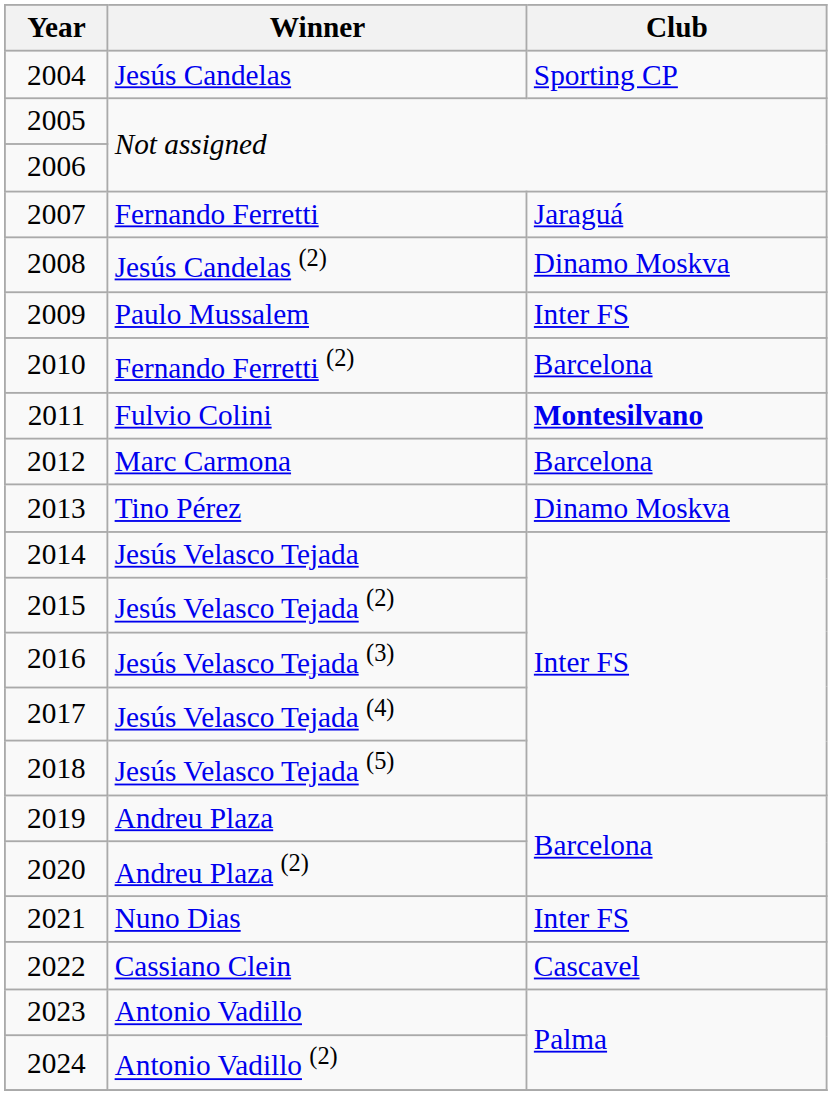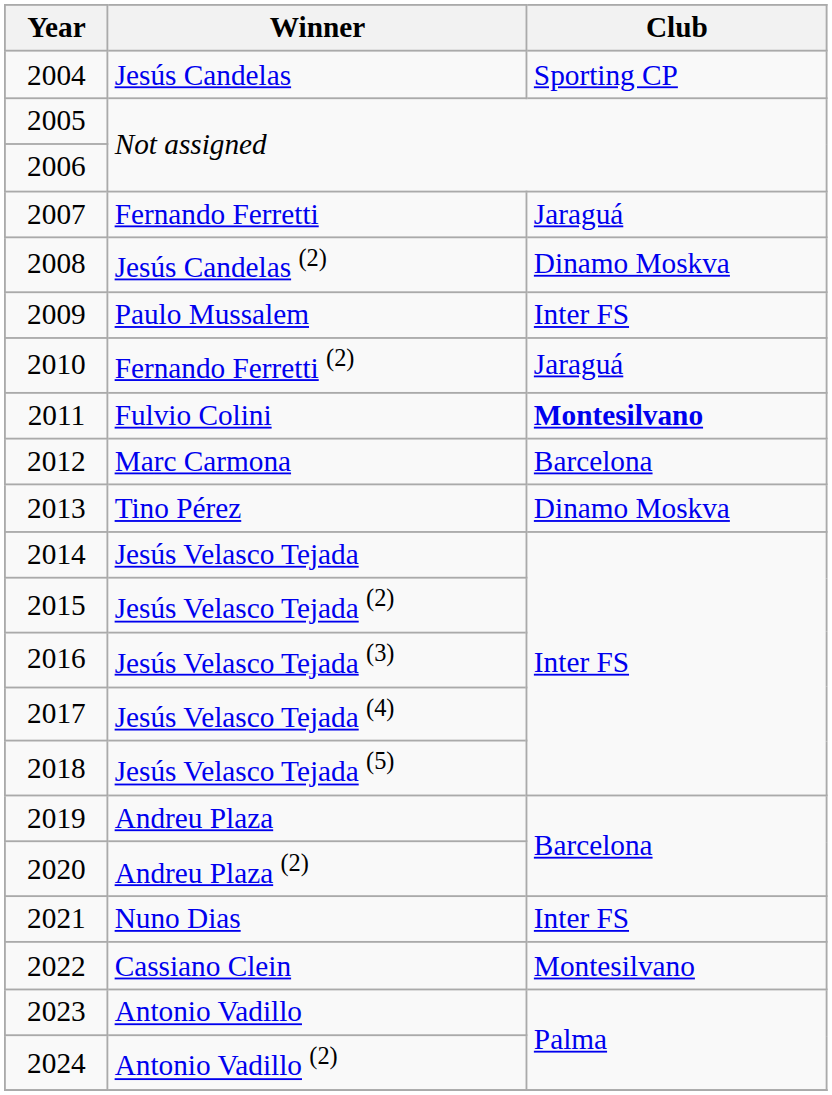(593, 364) Barcelona -> (579, 364) Jaraguá
(587, 965) Cascavel -> (614, 965) Montesilvano
